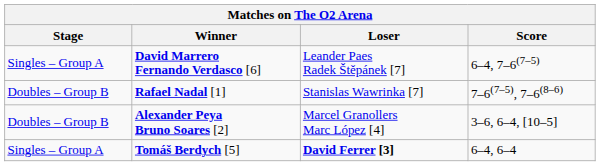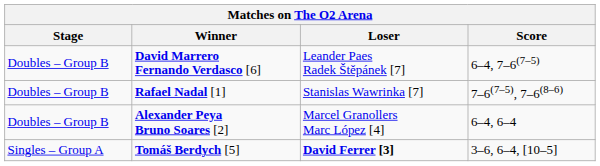(56, 63) Singles – Group A -> (58, 63) Doubles – Group B
(514, 122) 3–6, 6–4, [10–5] -> (494, 122) 6–4, 6–4
(494, 150) 6–4, 6–4 -> (514, 150) 3–6, 6–4, [10–5]
